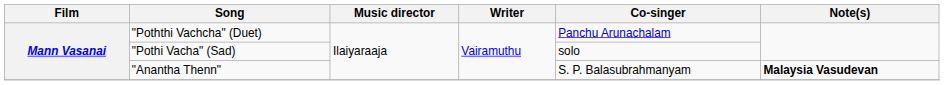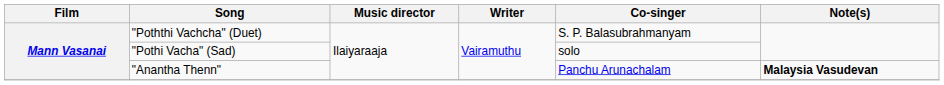(614, 32) Panchu Arunachalam -> (624, 32) S. P. Balasubrahmanyam
(624, 70) S. P. Balasubrahmanyam -> (614, 70) Panchu Arunachalam
